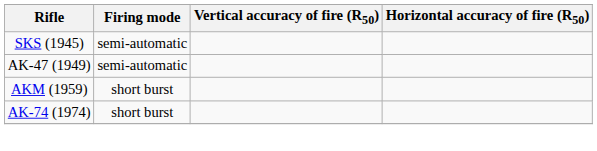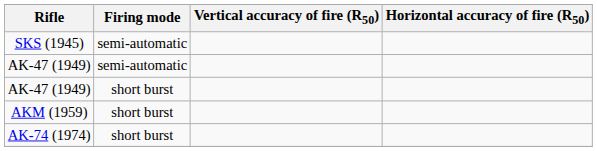+ row: (49, 89)
